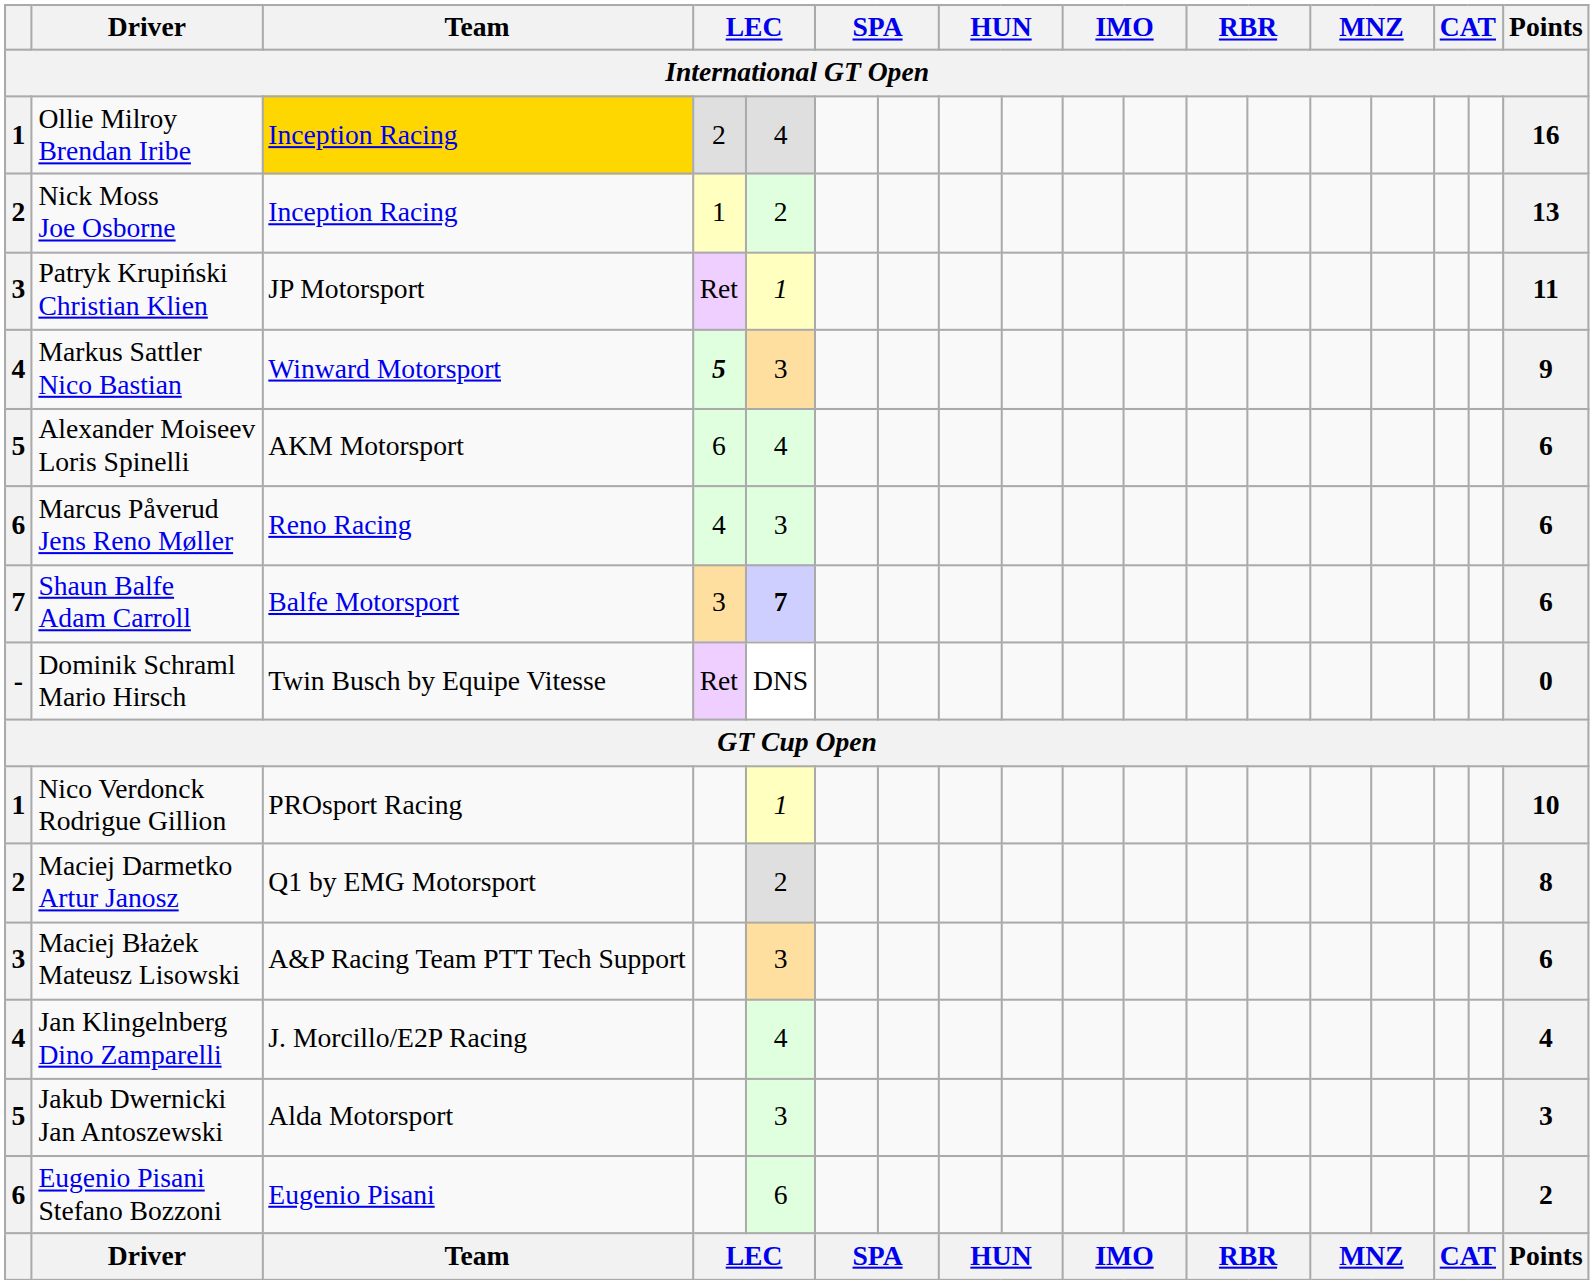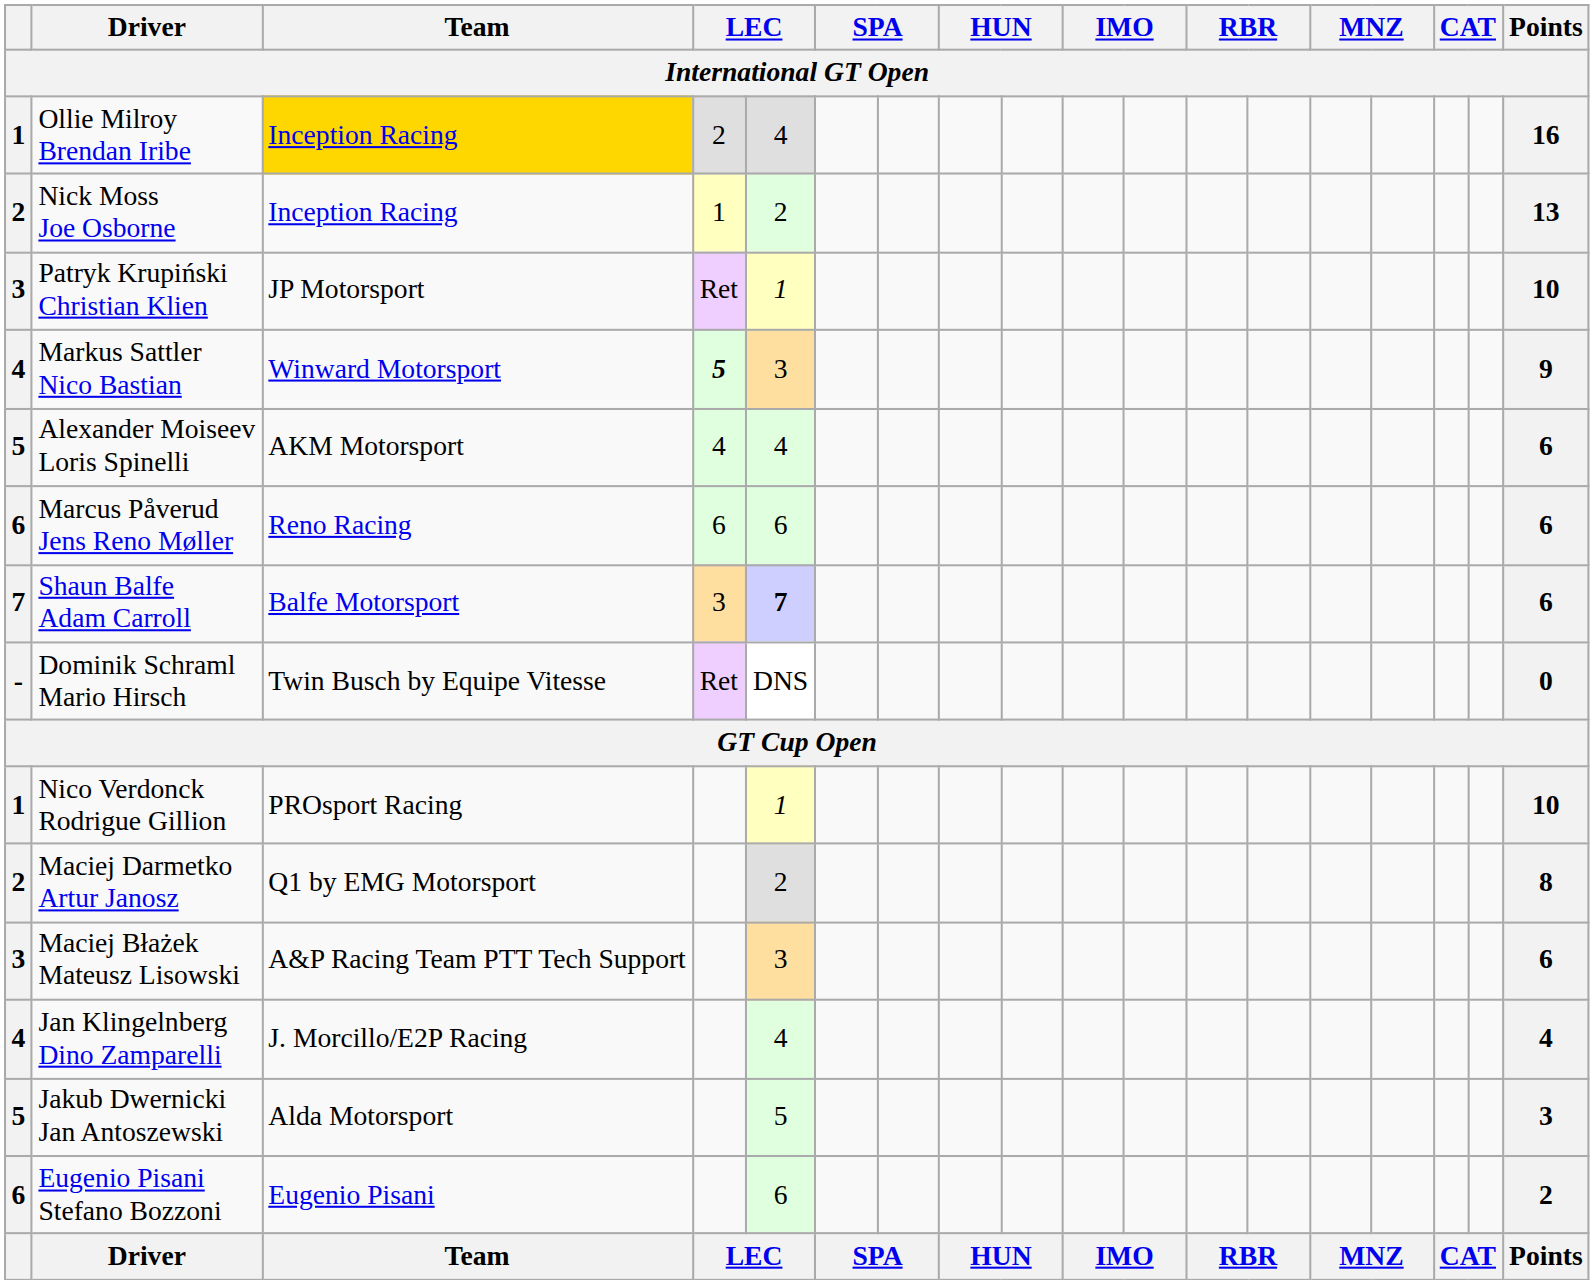(1546, 290) 11 -> (1546, 290) 10
(719, 446) 6 -> (719, 446) 4
(719, 524) 4 -> (719, 524) 6
(781, 524) 3 -> (781, 524) 6
(781, 1116) 3 -> (781, 1116) 5
